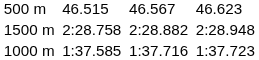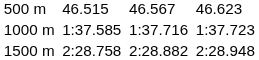rows swapped: (29, 51) <-> (29, 30)
